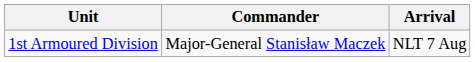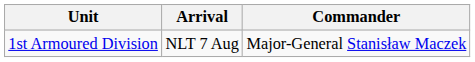columns swapped: (430, 17) <-> (275, 17)
